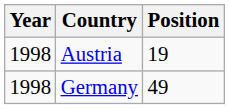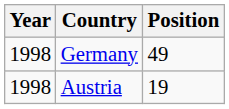rows swapped: (99, 86) <-> (91, 53)
